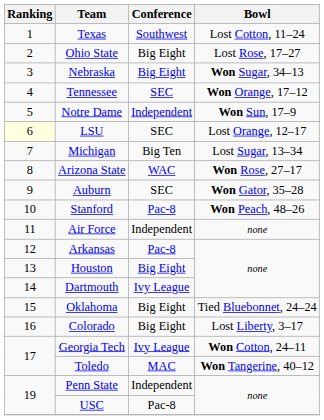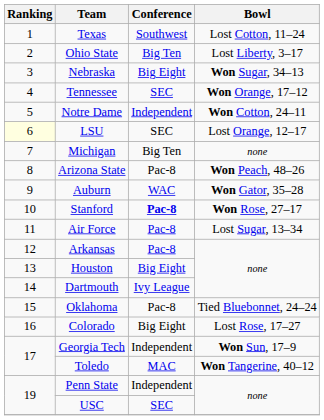(162, 53) Big Eight -> (162, 53) Big Ten
(257, 53) Lost Rose, 17–27 -> (257, 53) Lost Liberty, 3–17
(257, 111) Won Sun, 17–9 -> (257, 111) Won Cotton, 24–11
(257, 151) Lost Sugar, 13–34 -> (257, 151) none
(162, 170) WAC -> (162, 170) Pac-8
(257, 170) Won Rose, 27–17 -> (257, 170) Won Peach, 48–26
(162, 190) SEC -> (162, 190) WAC
(162, 209) normal -> (162, 209) bold
(257, 209) Won Peach, 48–26 -> (257, 209) Won Rose, 27–17
(162, 229) Independent -> (162, 229) Pac-8
(257, 229) none -> (257, 229) Lost Sugar, 13–34
(162, 307) Big Eight -> (162, 307) Pac-8
(257, 326) Lost Liberty, 3–17 -> (257, 326) Lost Rose, 17–27
(162, 346) Ivy League -> (162, 346) Independent
(257, 346) Won Cotton, 24–11 -> (257, 346) Won Sun, 17–9
(162, 405) Pac-8 -> (162, 405) SEC
